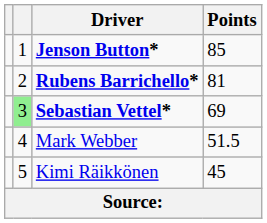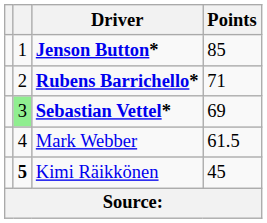(217, 80) 81 -> (217, 80) 71
(224, 141) 51.5 -> (224, 141) 61.5
(22, 171) normal -> (22, 171) bold
